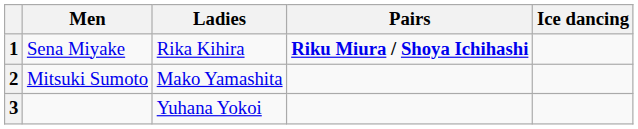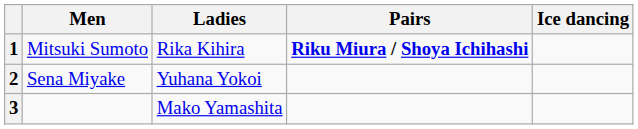(76, 49) Sena Miyake -> (87, 49) Mitsuki Sumoto
(87, 78) Mitsuki Sumoto -> (76, 78) Sena Miyake
(220, 78) Mako Yamashita -> (209, 78) Yuhana Yokoi
(209, 108) Yuhana Yokoi -> (220, 108) Mako Yamashita
